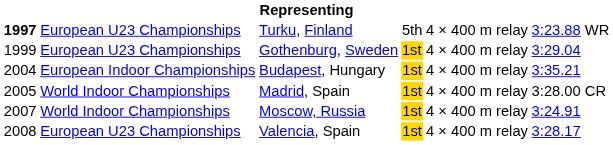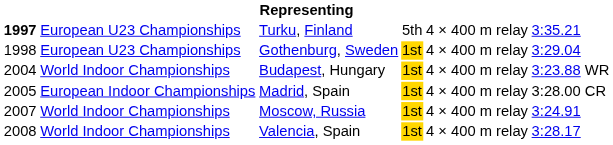(570, 30) 3:23.88 WR -> (556, 30) 3:35.21
(20, 50) 1999 -> (20, 50) 1998
(148, 70) European Indoor Championships -> (135, 70) World Indoor Championships
(556, 70) 3:35.21 -> (570, 70) 3:23.88 WR
(135, 91) World Indoor Championships -> (148, 91) European Indoor Championships
(140, 131) European U23 Championships -> (135, 131) World Indoor Championships
